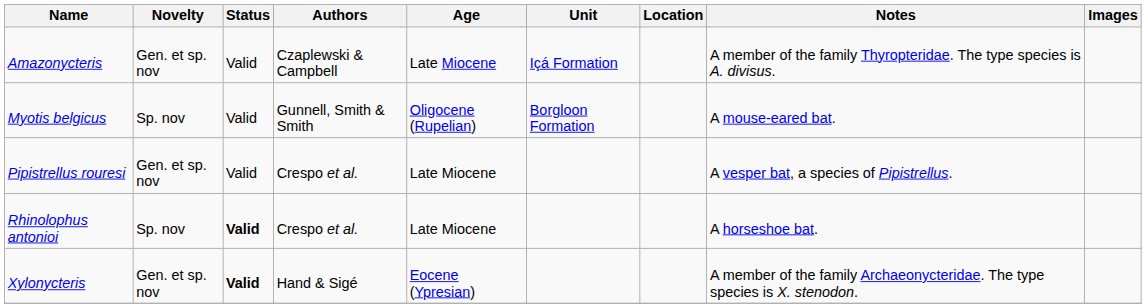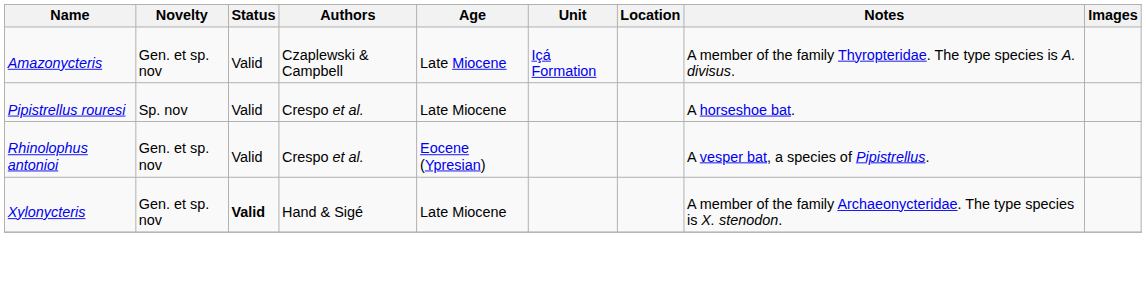- row: (57, 118)
(171, 173) Gen. et sp. nov -> (163, 110) Sp. nov
(831, 173) A vesper bat, a species of Pipistrellus. -> (741, 110) A horseshoe bat.
(161, 228) Sp. nov -> (174, 157) Gen. et sp. nov
(243, 228) bold -> (247, 157) normal
(453, 228) Late Miocene -> (453, 157) Eocene (Ypresian)
(764, 228) A horseshoe bat. -> (808, 157) A vesper bat, a species of Pipistrellus.
(442, 284) Eocene (Ypresian) -> (463, 212) Late Miocene
